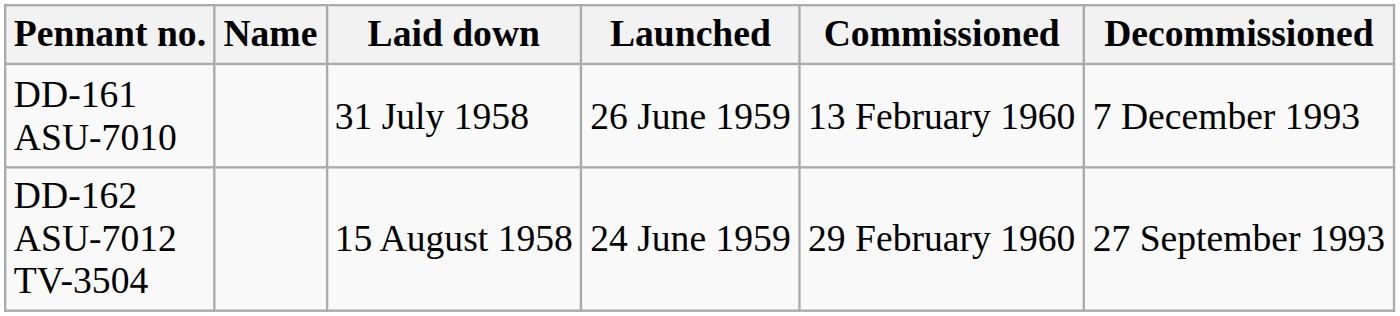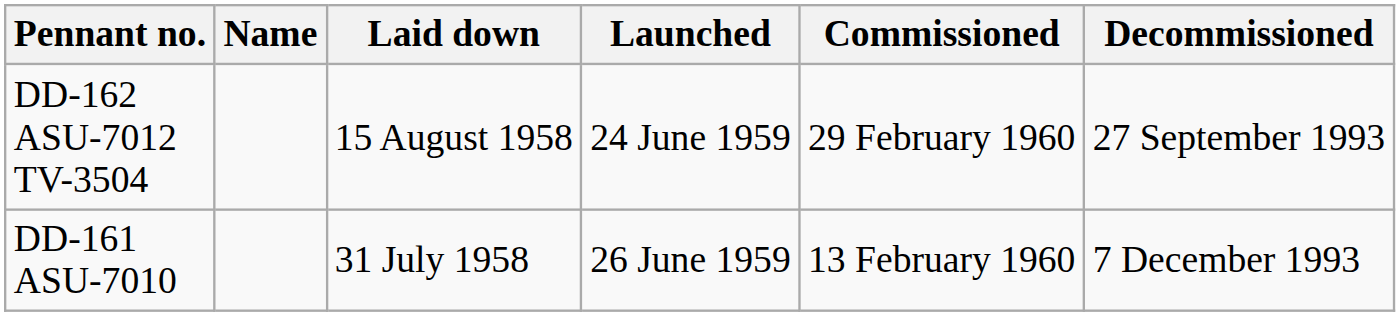rows swapped: (95, 115) <-> (95, 238)
